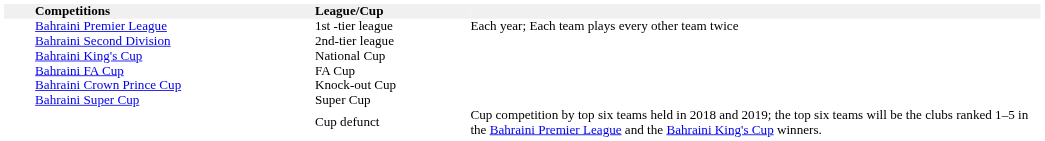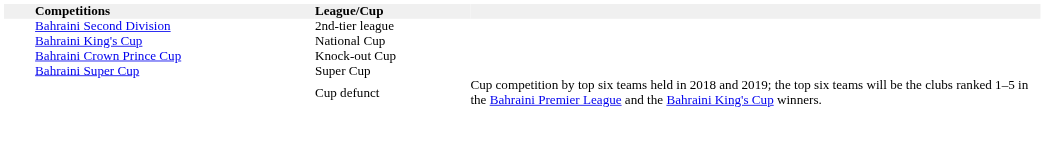- row: (101, 26)
- row: (79, 70)
